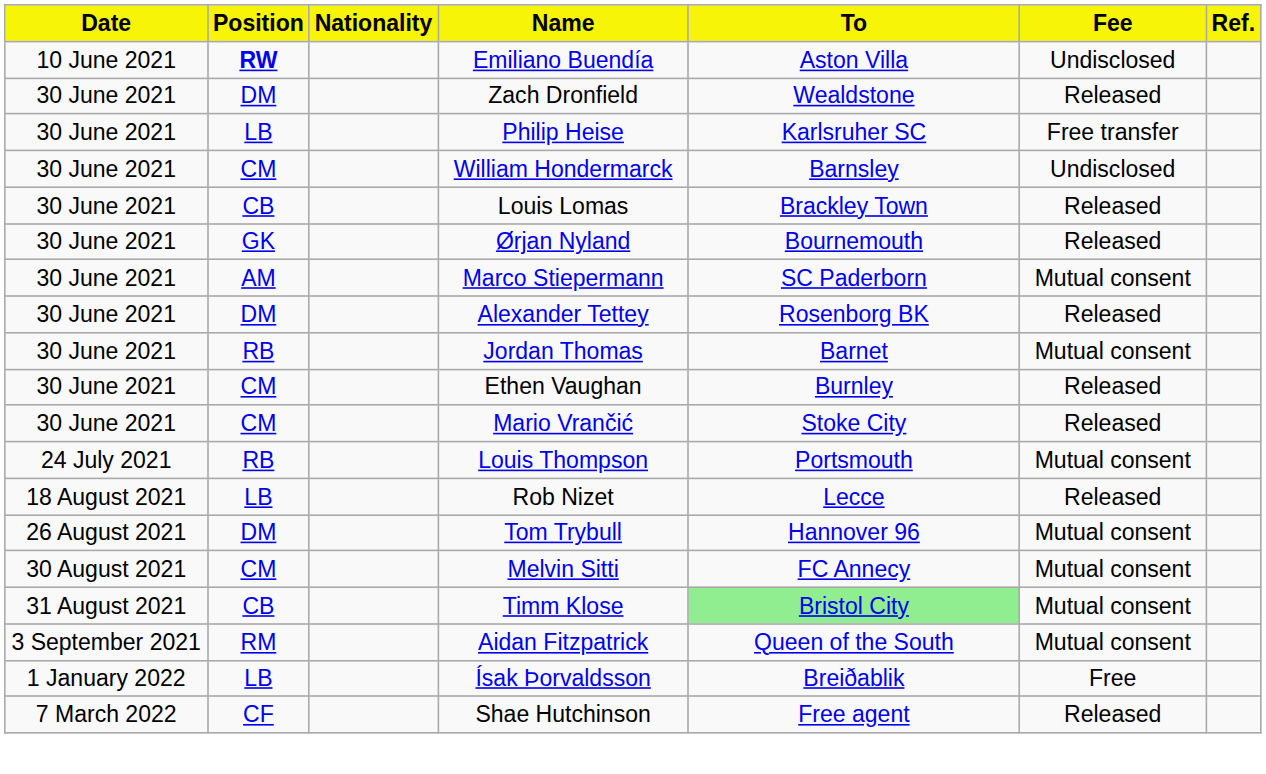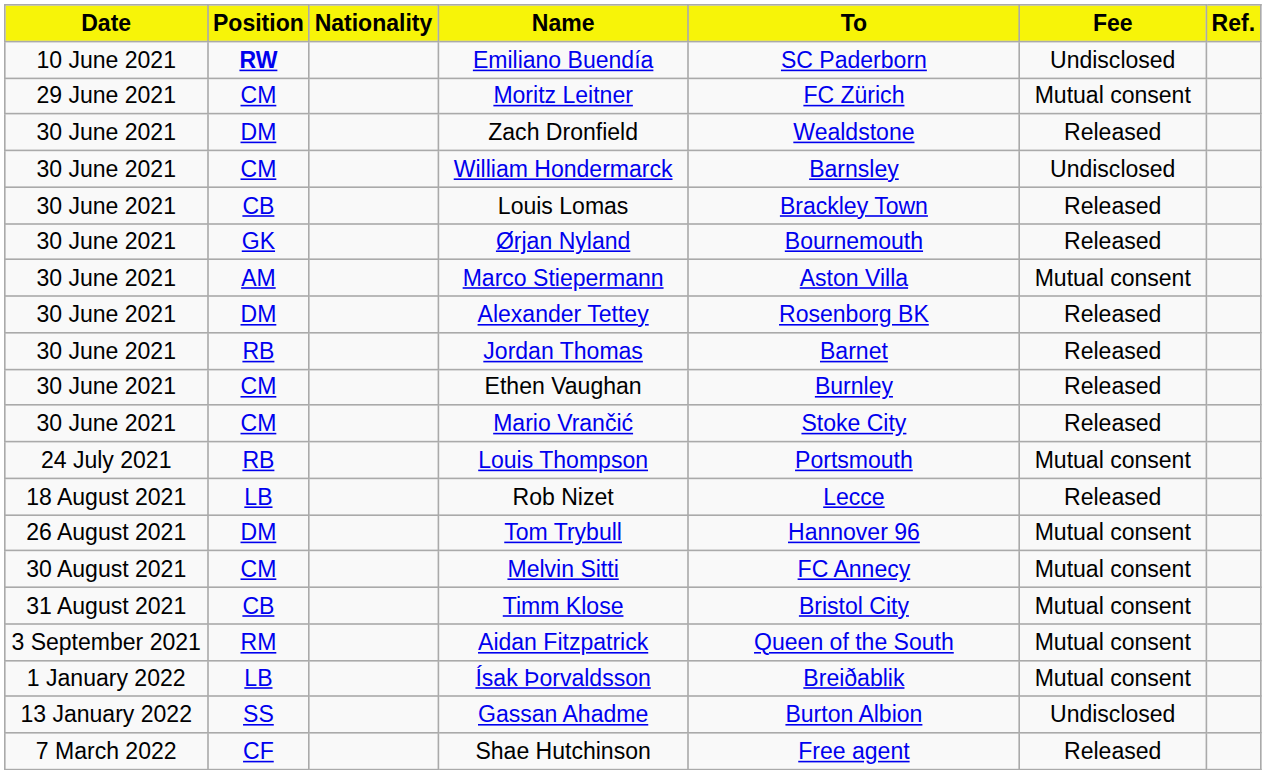(854, 60) Aston Villa -> (854, 60) SC Paderborn
+ row: (563, 96)
- row: (563, 133)
(854, 278) SC Paderborn -> (854, 278) Aston Villa
(1113, 351) Mutual consent -> (1113, 351) Released
(854, 606) lightgreen background -> (854, 606) no background
(1113, 679) Free -> (1113, 679) Mutual consent
+ row: (563, 715)
